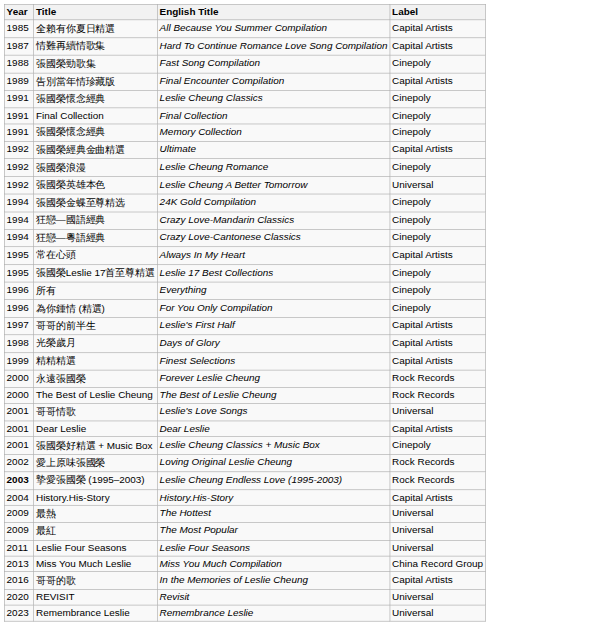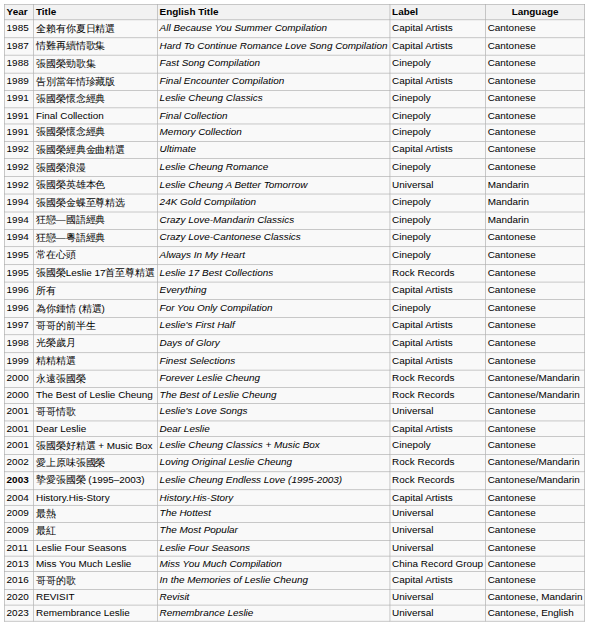+ column: (535, 12)
(422, 254) Capital Artists -> (411, 254) Cinepoly
(411, 272) Cinepoly -> (423, 272) Rock Records
(411, 290) Cinepoly -> (422, 290) Capital Artists
